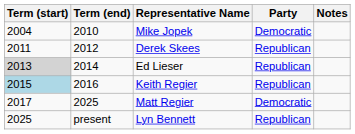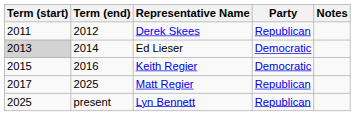- row: (164, 31)
(283, 66) Republican -> (283, 48) Democratic
(19, 84) lightblue background -> (19, 66) no background
(283, 84) Republican -> (283, 66) Democratic
(283, 102) Democratic -> (283, 84) Republican
